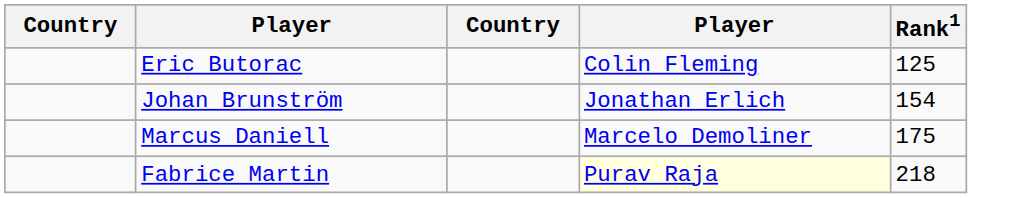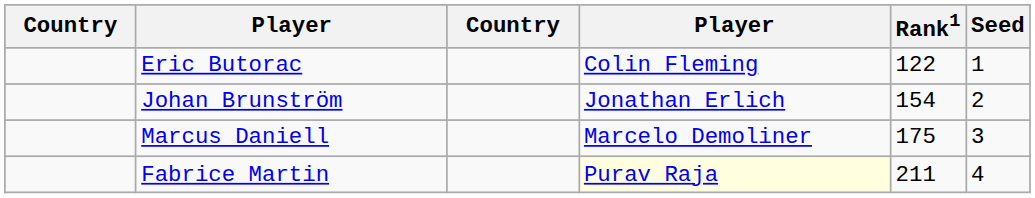+ column: (998, 26)
(916, 65) 125 -> (916, 65) 122
(916, 175) 218 -> (916, 175) 211
